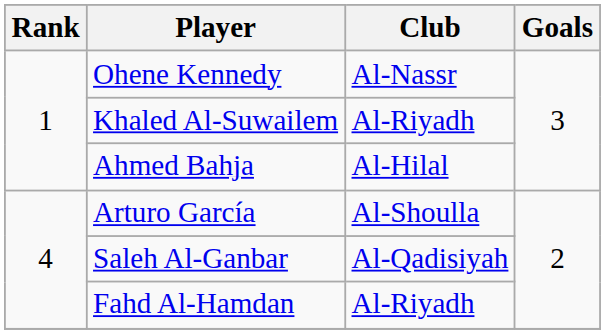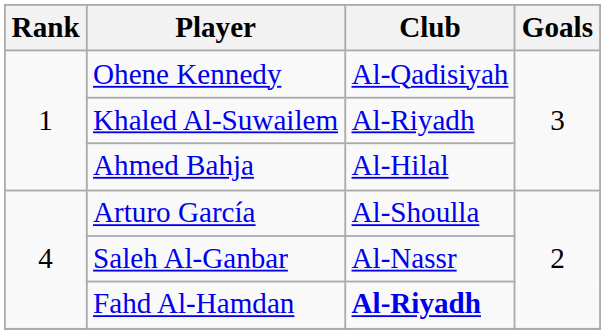(404, 73) Al-Nassr -> (430, 73) Al-Qadisiyah
(430, 258) Al-Qadisiyah -> (404, 258) Al-Nassr
(413, 304) normal -> (416, 304) bold
